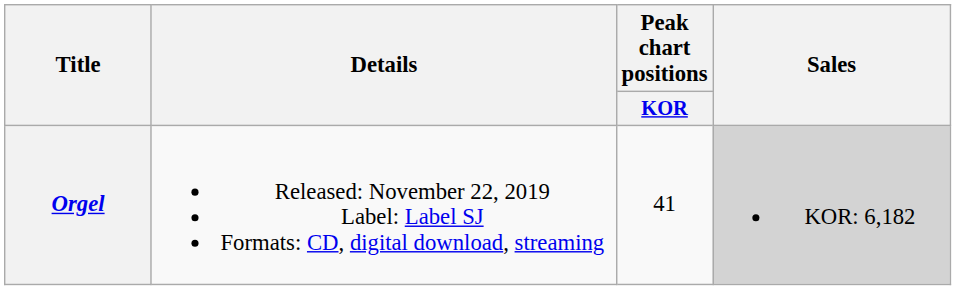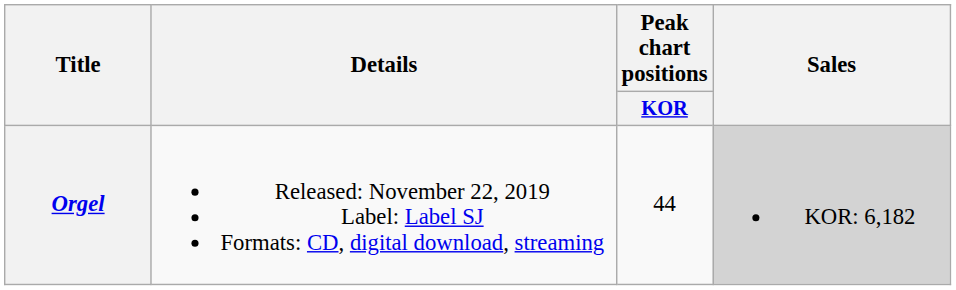(665, 204) 41 -> (665, 204) 44
